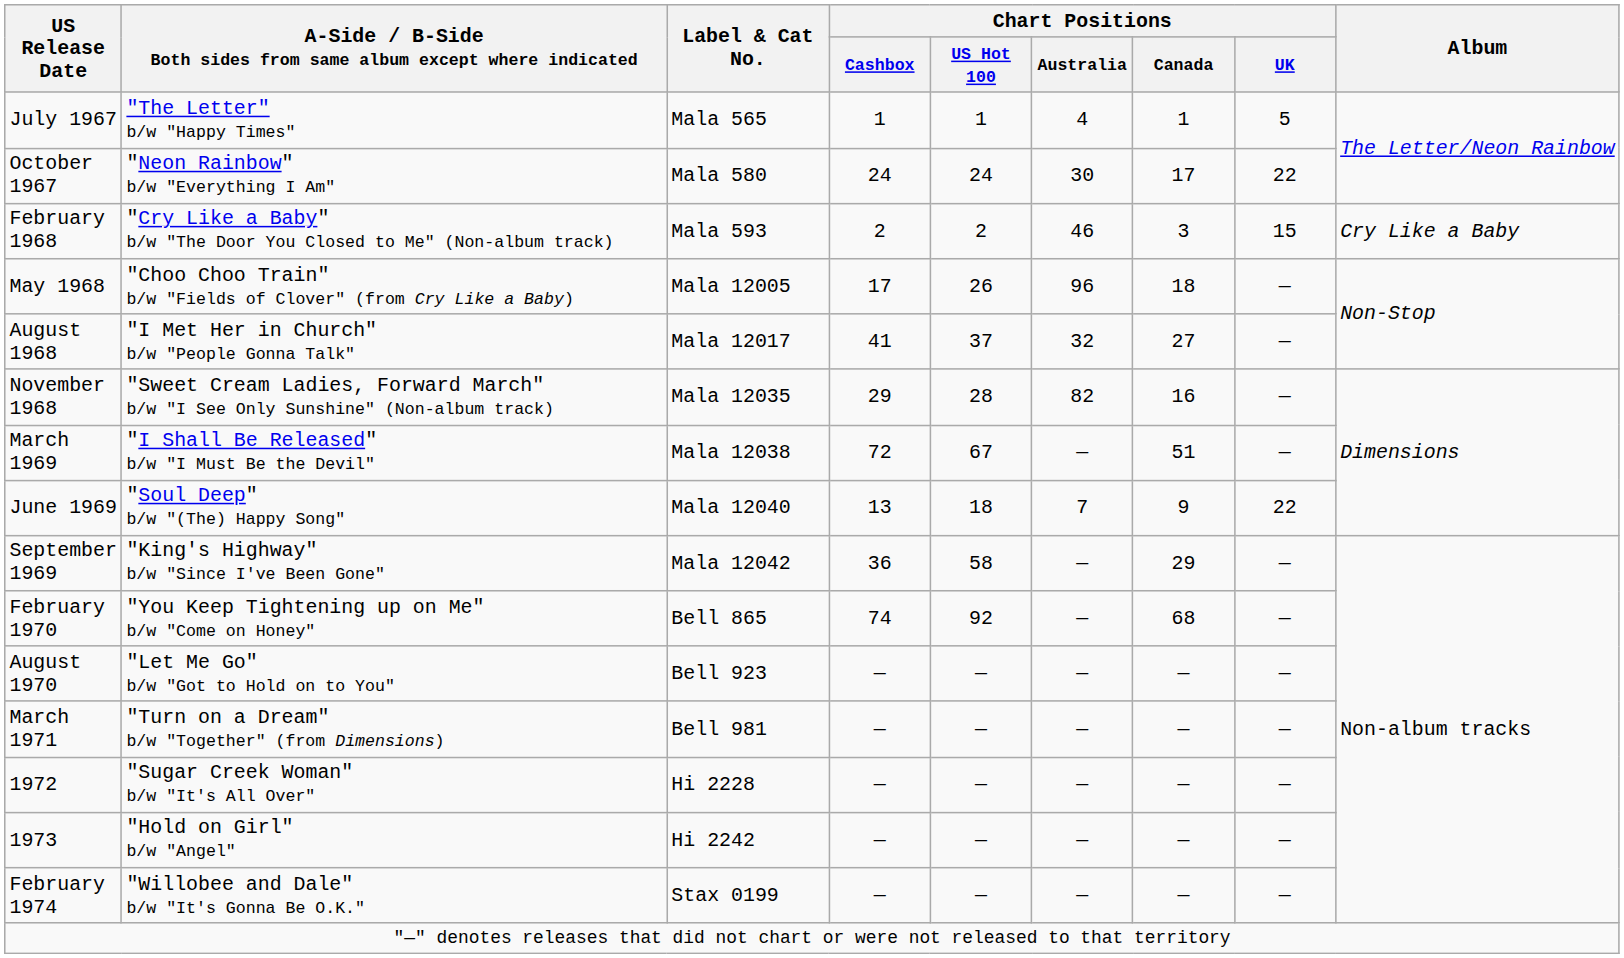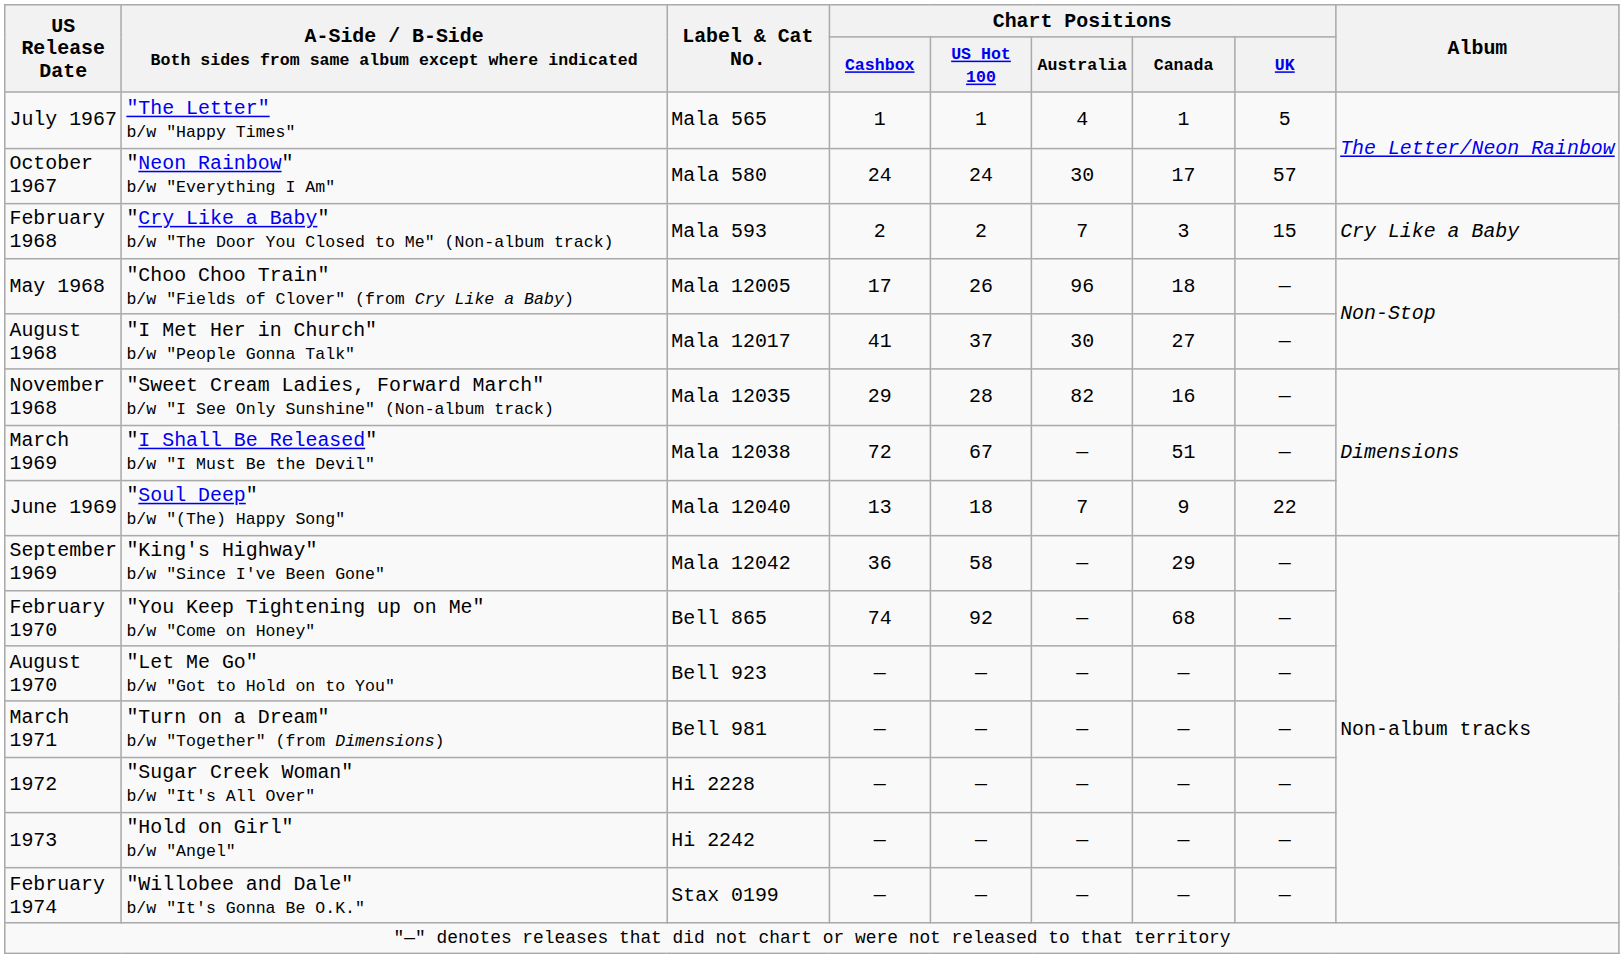(1285, 176) 22 -> (1285, 176) 57
(1082, 231) 46 -> (1082, 231) 7
(1082, 342) 32 -> (1082, 342) 30
